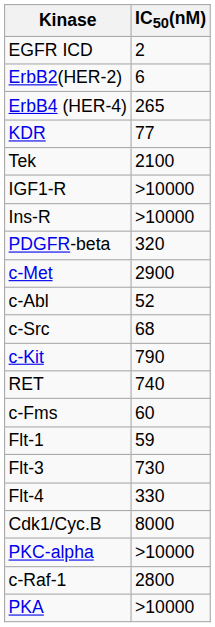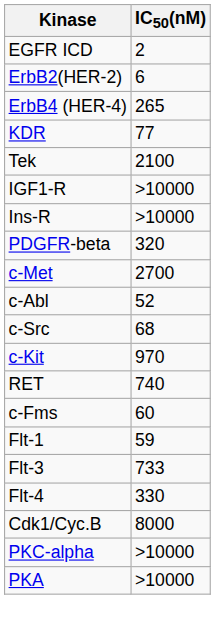(155, 273) 2900 -> (155, 273) 2700
(150, 356) 790 -> (150, 356) 970
(150, 468) 730 -> (150, 468) 733
- row: (37, 580)
